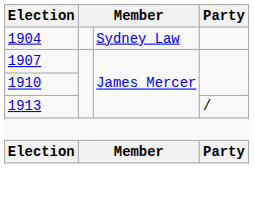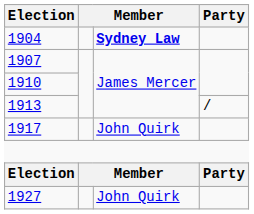(138, 39) normal -> (138, 39) bold
+ row: (25, 129)
+ row: (25, 197)
